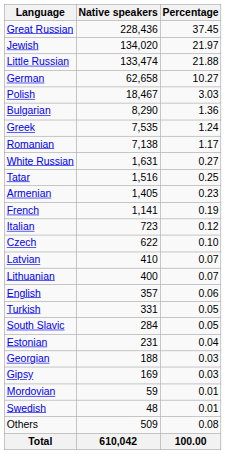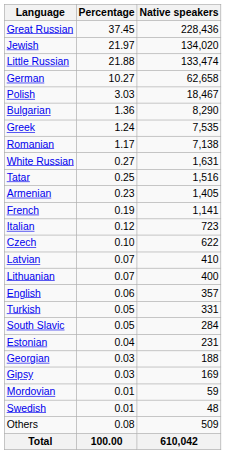columns swapped: (118, 12) <-> (191, 12)
